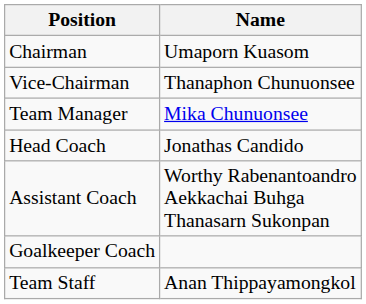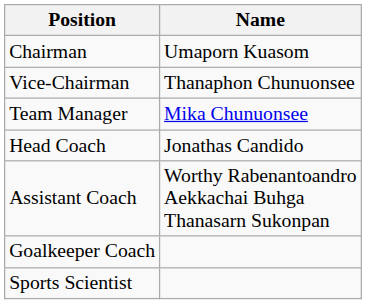+ row: (71, 282)
- row: (52, 282)
